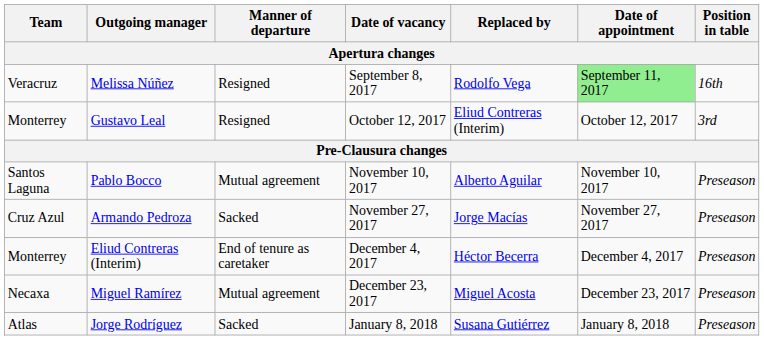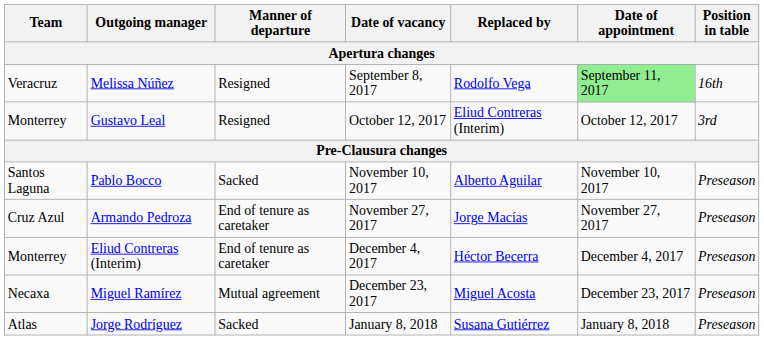(269, 180) Mutual agreement -> (238, 180) Sacked
(238, 218) Sacked -> (264, 218) End of tenure as caretaker
